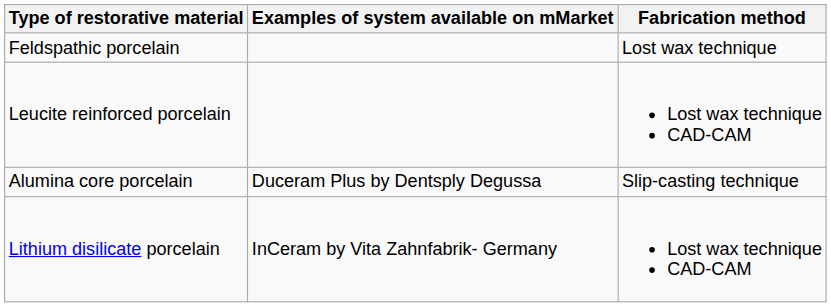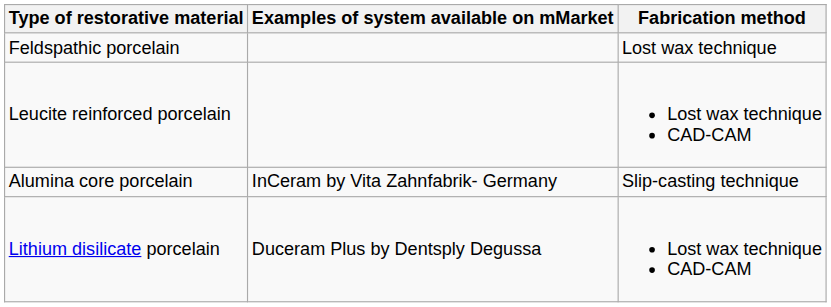(404, 181) Duceram Plus by Dentsply Degussa -> (412, 181) InCeram by Vita Zahnfabrik- Germany
(412, 248) InCeram by Vita Zahnfabrik- Germany -> (404, 248) Duceram Plus by Dentsply Degussa
